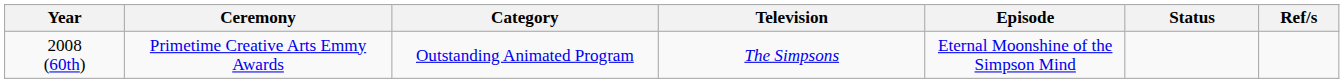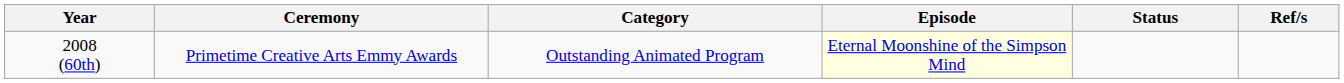- column: (792, 18)
(1025, 54) no background -> (947, 54) lightyellow background
